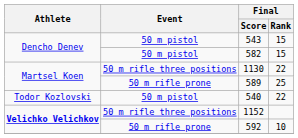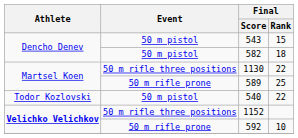(281, 54) 15 -> (281, 54) 18
